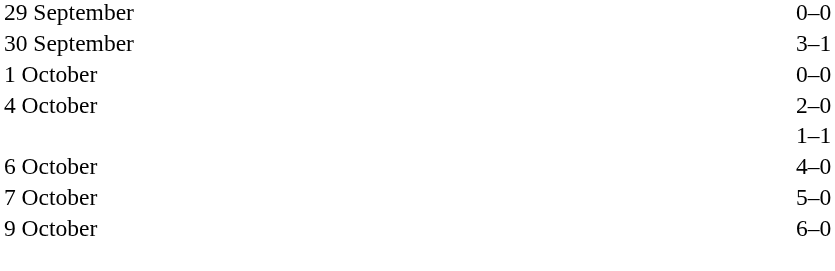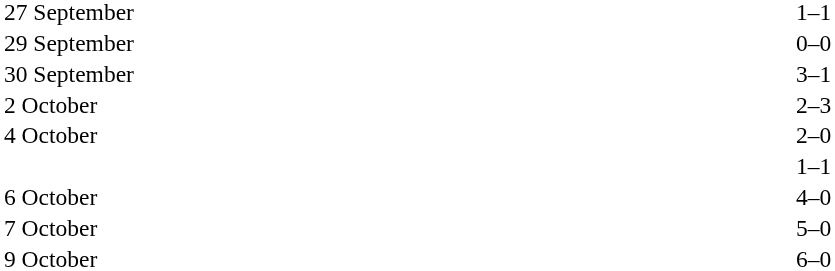+ row: (69, 12)
- row: (51, 74)
+ row: (51, 104)
